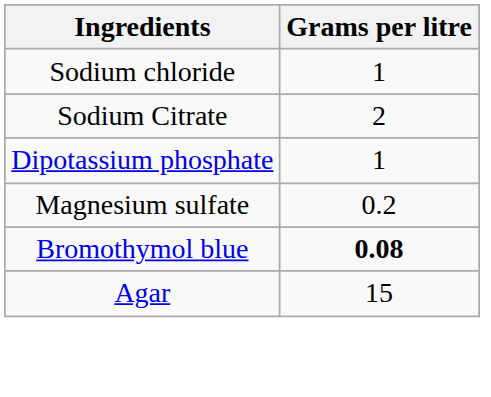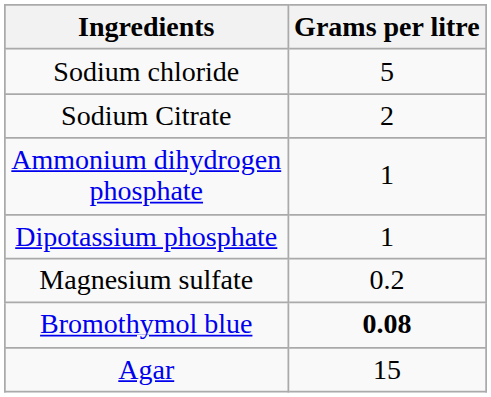(379, 71) 1 -> (387, 71) 5
+ row: (146, 175)
